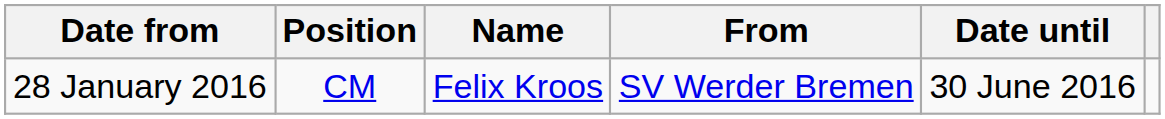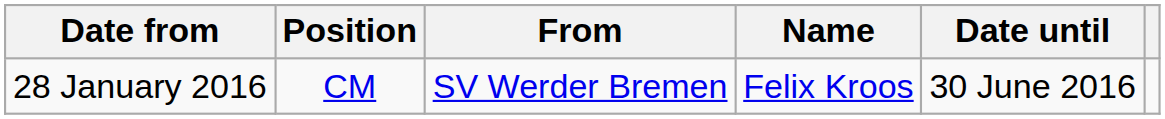columns swapped: (518, 31) <-> (766, 31)
